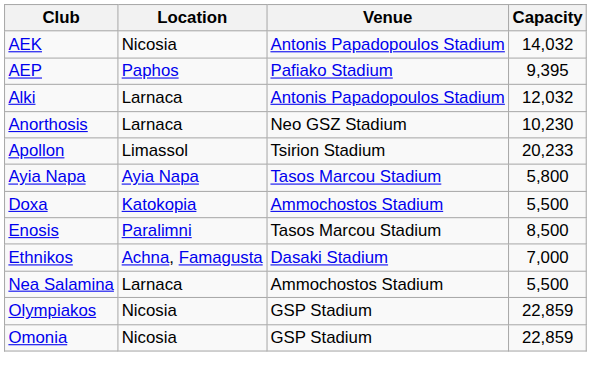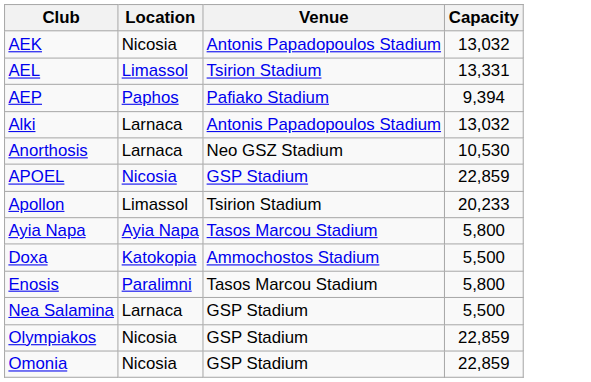(548, 44) 14,032 -> (484, 44) 13,032
+ row: (24, 71)
(548, 71) 9,395 -> (484, 97) 9,394
(548, 97) 12,032 -> (484, 124) 13,032
(548, 124) 10,230 -> (484, 151) 10,530
+ row: (36, 177)
(548, 230) 8,500 -> (484, 284) 5,800
- row: (41, 257)
(357, 284) Ammochostos Stadium -> (257, 310) GSP Stadium
